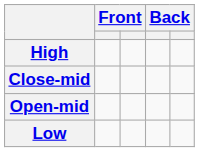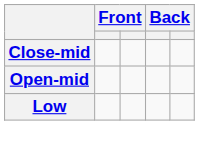- row: (49, 52)
